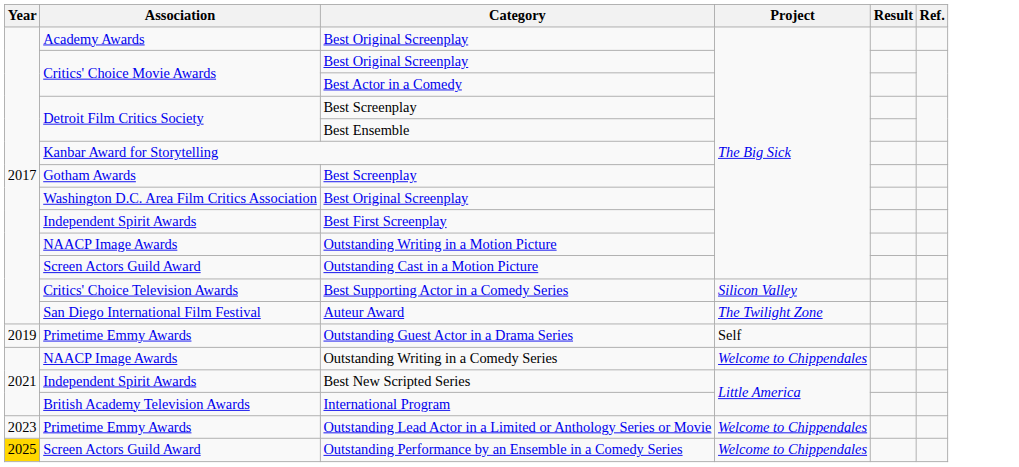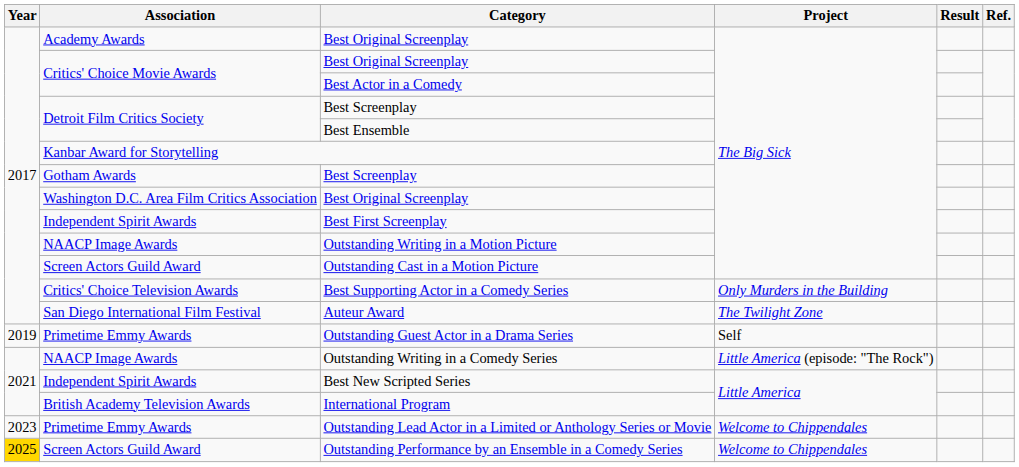(757, 289) Silicon Valley -> (803, 289) Only Murders in the Building
(793, 358) Welcome to Chippendales -> (826, 358) Little America (episode: "The Rock")
